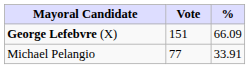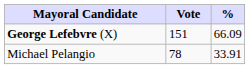(175, 53) 77 -> (175, 53) 78
